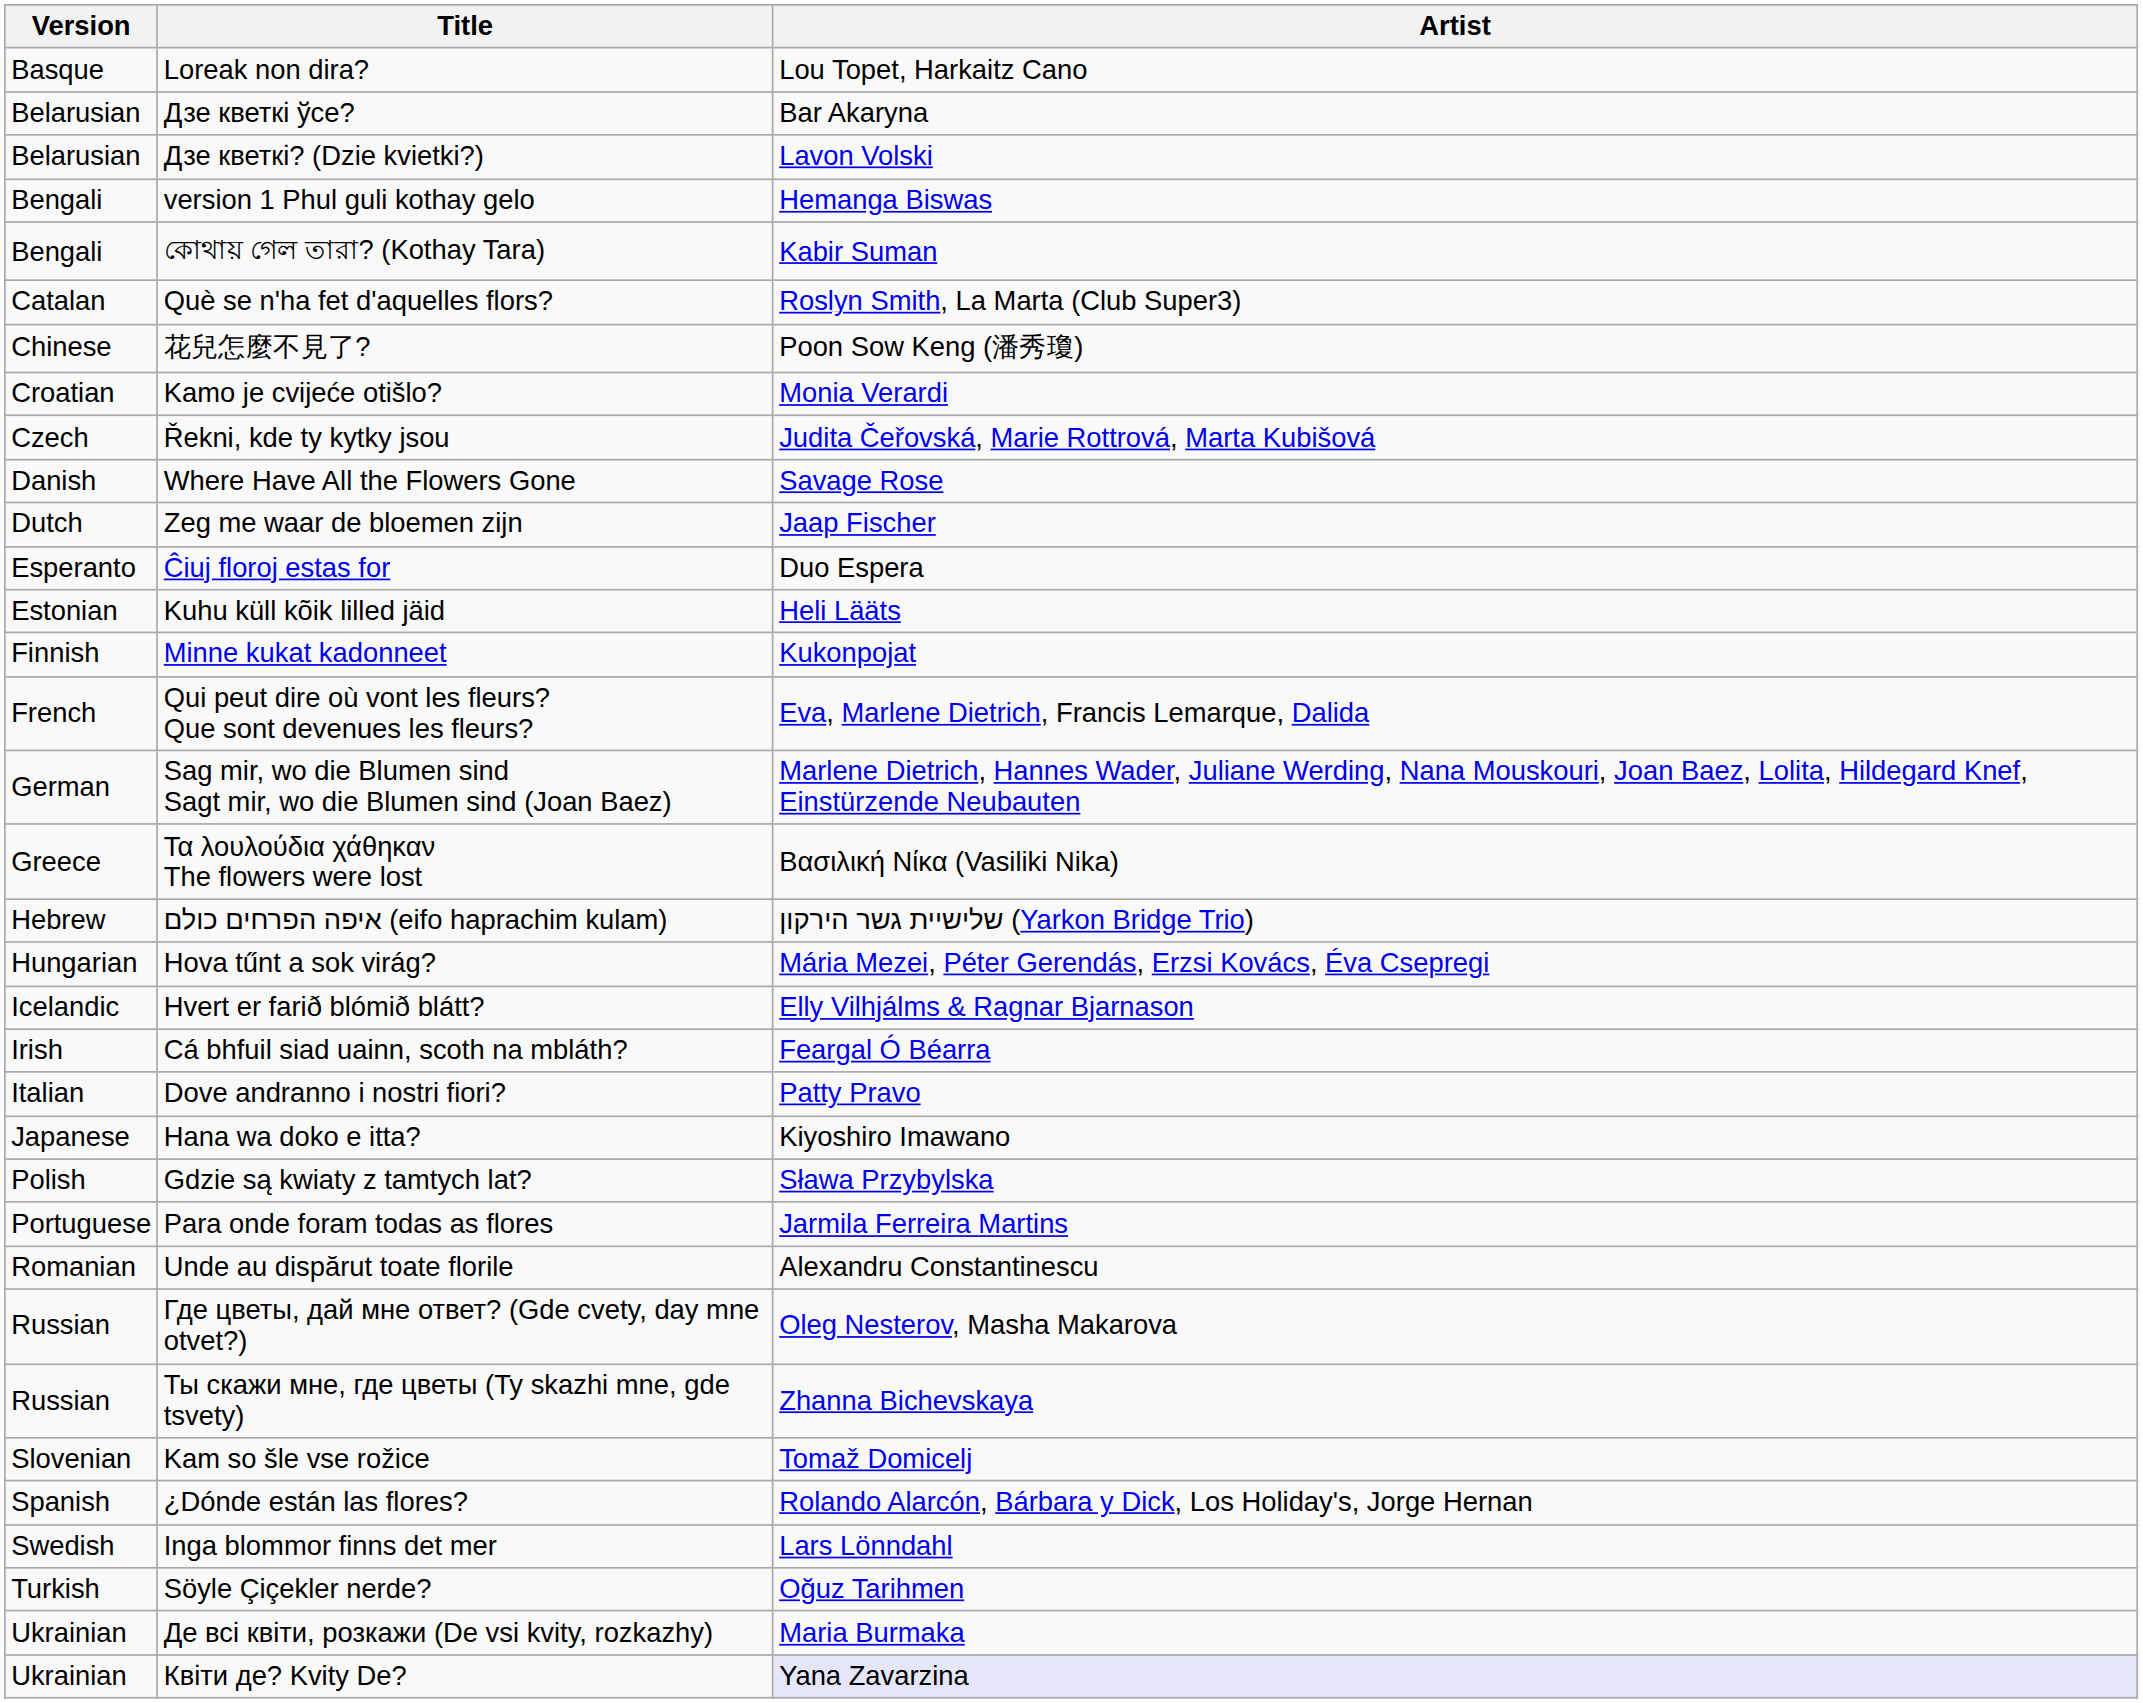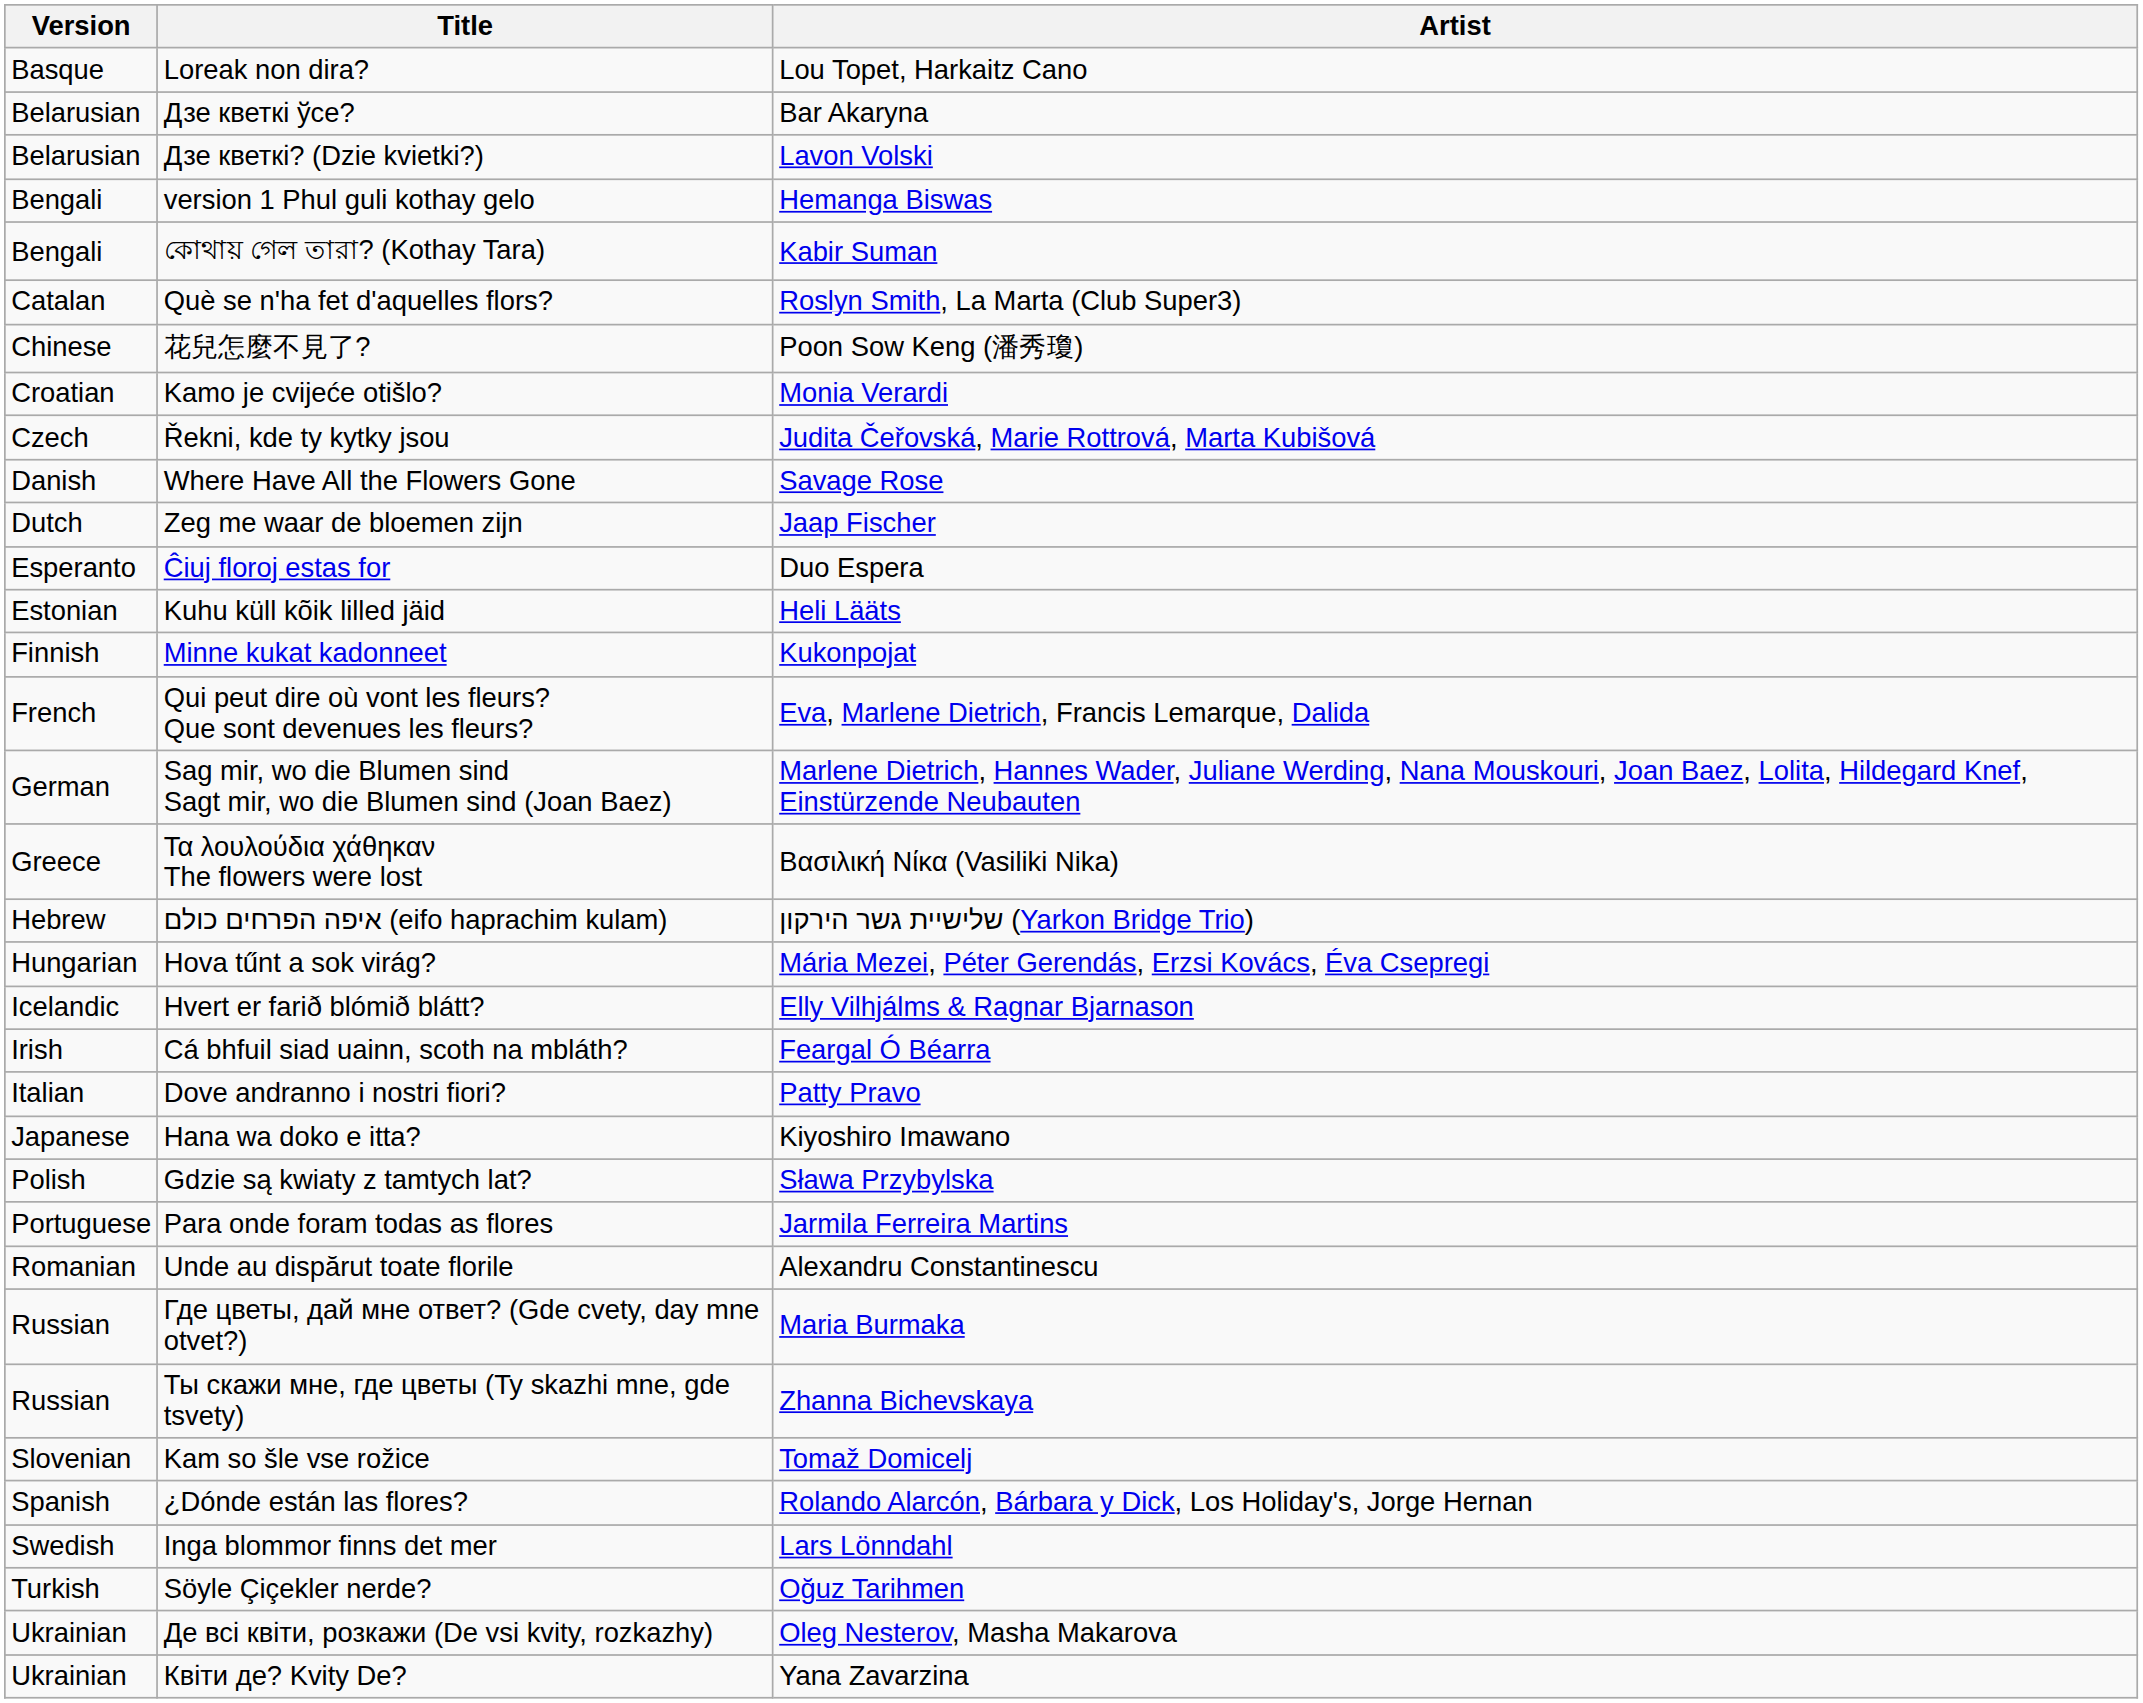(978, 1326) Oleg Nesterov, Masha Makarova -> (872, 1326) Maria Burmaka
(872, 1632) Maria Burmaka -> (978, 1632) Oleg Nesterov, Masha Makarova
(874, 1675) lavender background -> (874, 1675) no background
